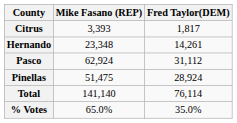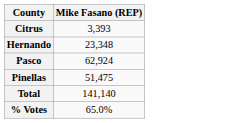- column: (188, 12)
